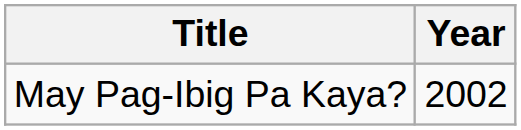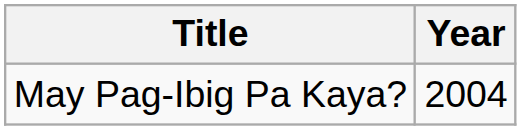(466, 93) 2002 -> (466, 93) 2004
